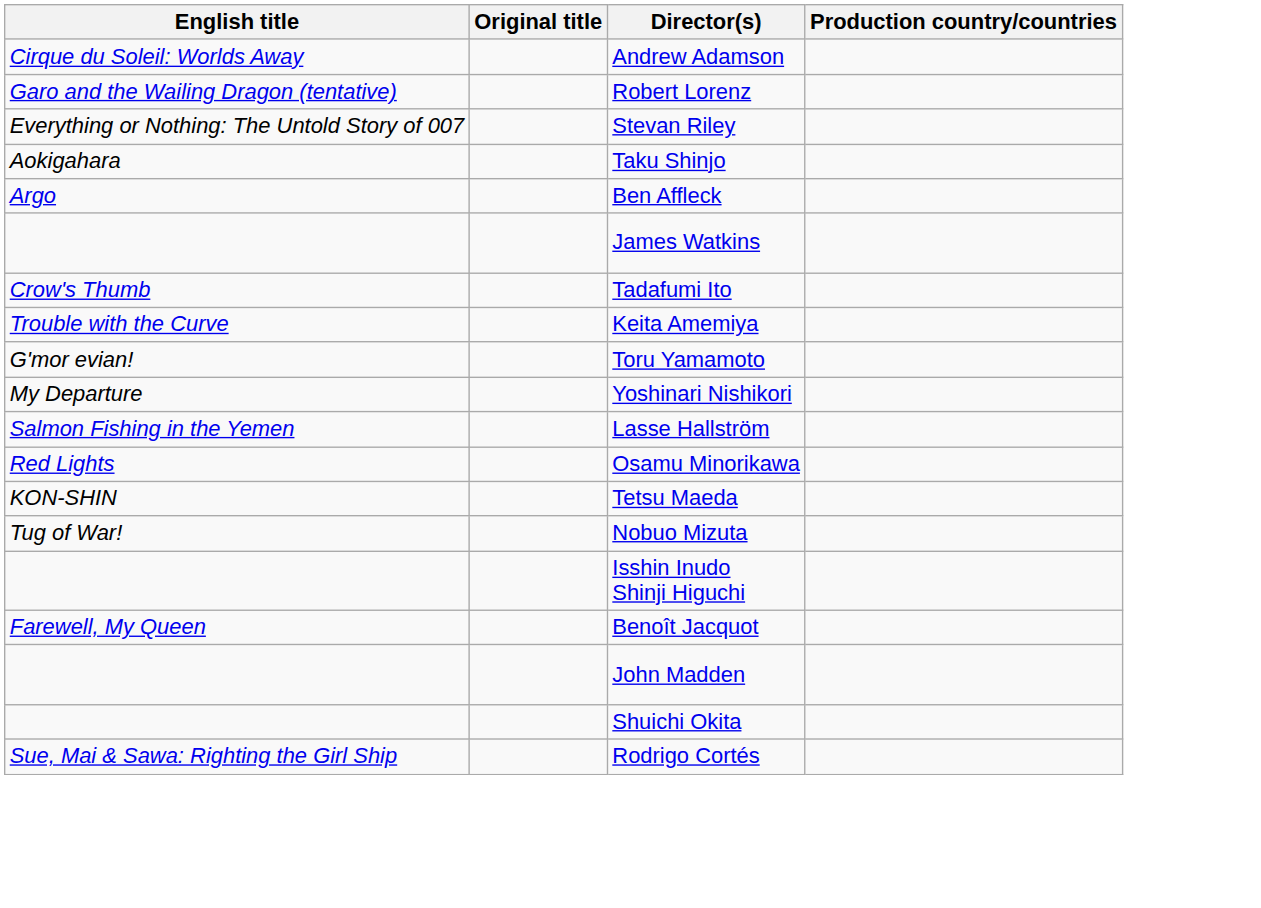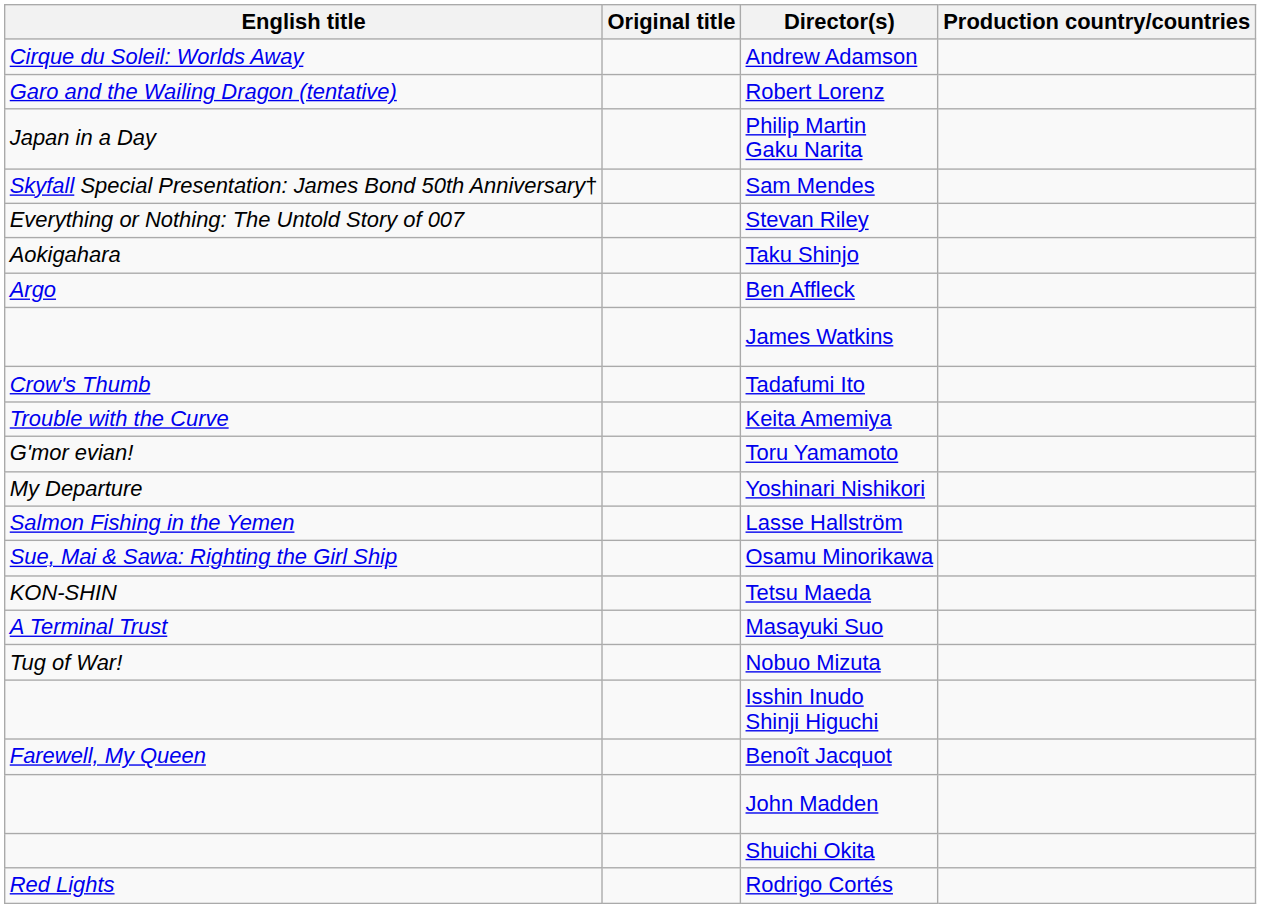+ row: (806, 138)
+ row: (810, 185)
(62, 463) Red Lights -> (203, 557) Sue, Mai & Sawa: Righting the Girl Ship
+ row: (814, 627)
(203, 756) Sue, Mai & Sawa: Righting the Girl Ship -> (62, 885) Red Lights
